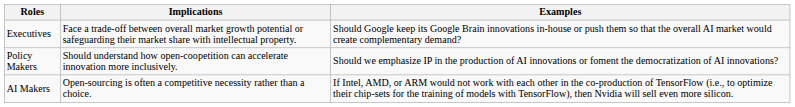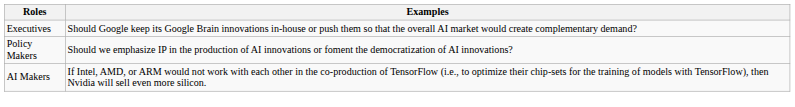- column: (196, 12)
